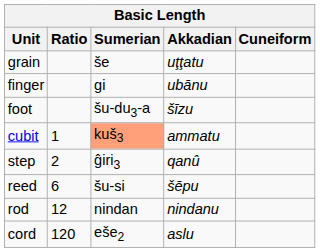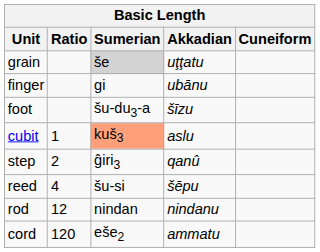(102, 62) no background -> (102, 62) lightgrey background
(193, 135) ammatu -> (180, 135) aslu
(55, 186) 6 -> (55, 186) 4
(180, 234) aslu -> (193, 234) ammatu
